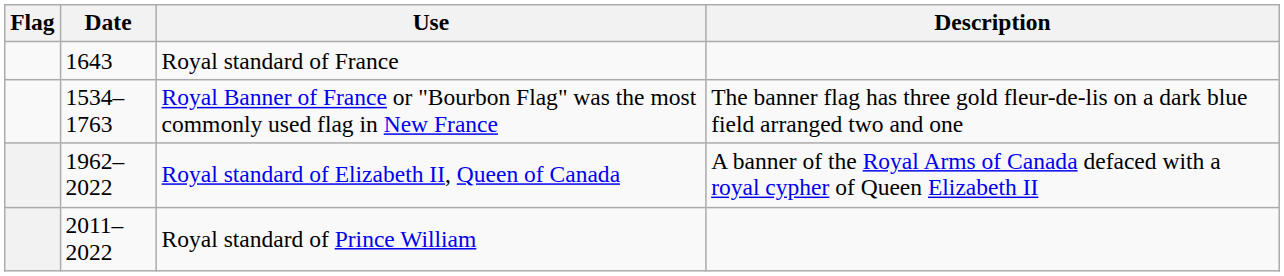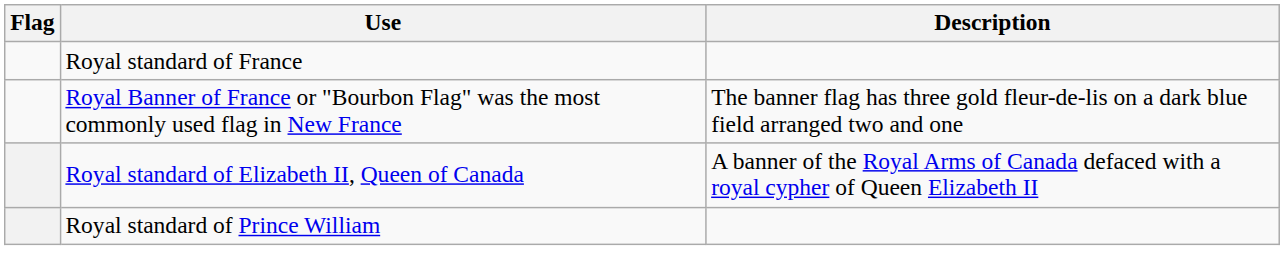- column: (108, 23)
